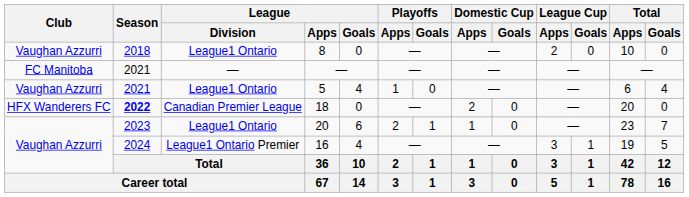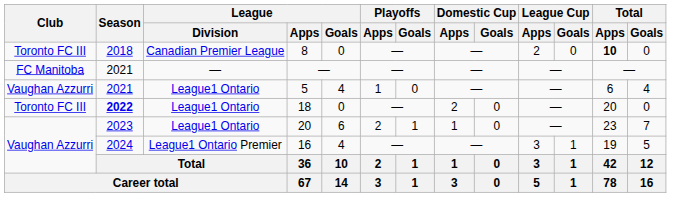(59, 51) Vaughan Azzurri -> (50, 51) Toronto FC III
(233, 51) League1 Ontario -> (215, 51) Canadian Premier League
(627, 51) normal -> (610, 51) bold
(59, 107) HFX Wanderers FC -> (50, 107) Toronto FC III
(233, 107) Canadian Premier League -> (215, 107) League1 Ontario
